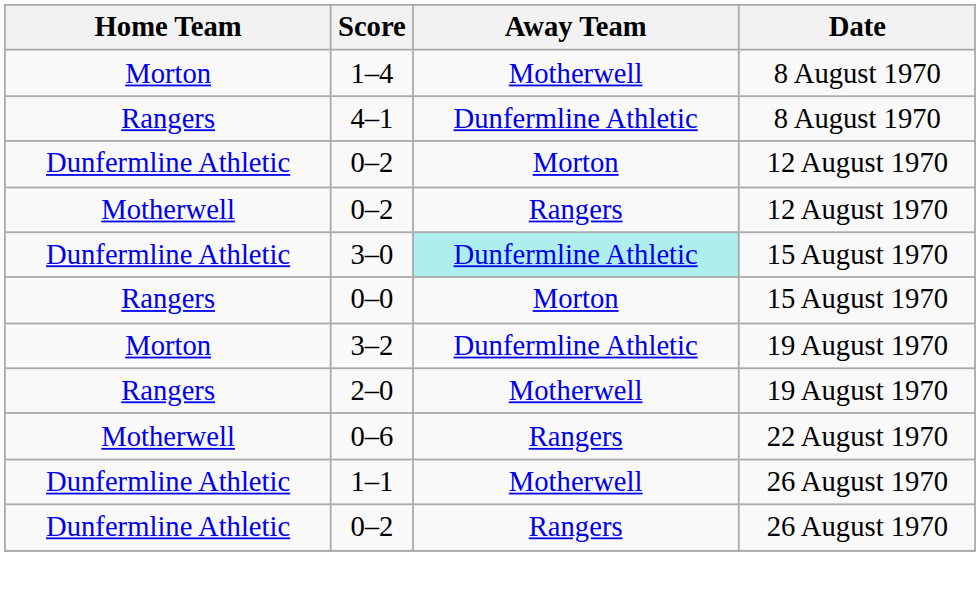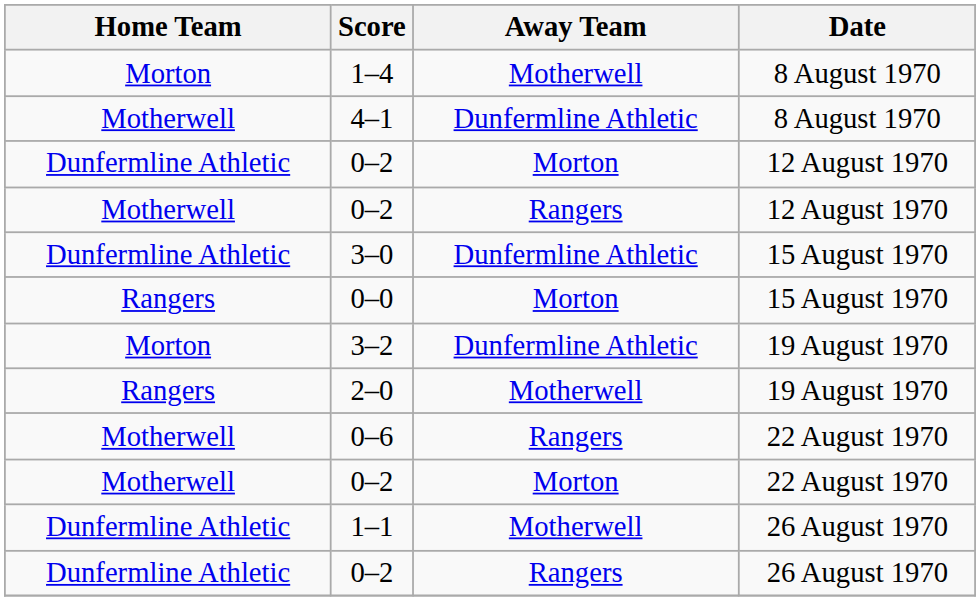(168, 118) Rangers -> (168, 118) Motherwell
(576, 254) paleturquoise background -> (576, 254) no background
+ row: (372, 481)
